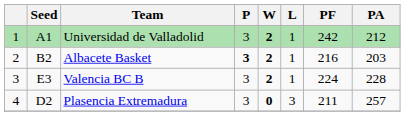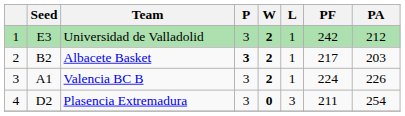(44, 36) A1 -> (44, 36) E3
(328, 57) 216 -> (328, 57) 217
(44, 79) E3 -> (44, 79) A1
(376, 79) 228 -> (376, 79) 226
(376, 100) 257 -> (376, 100) 254
